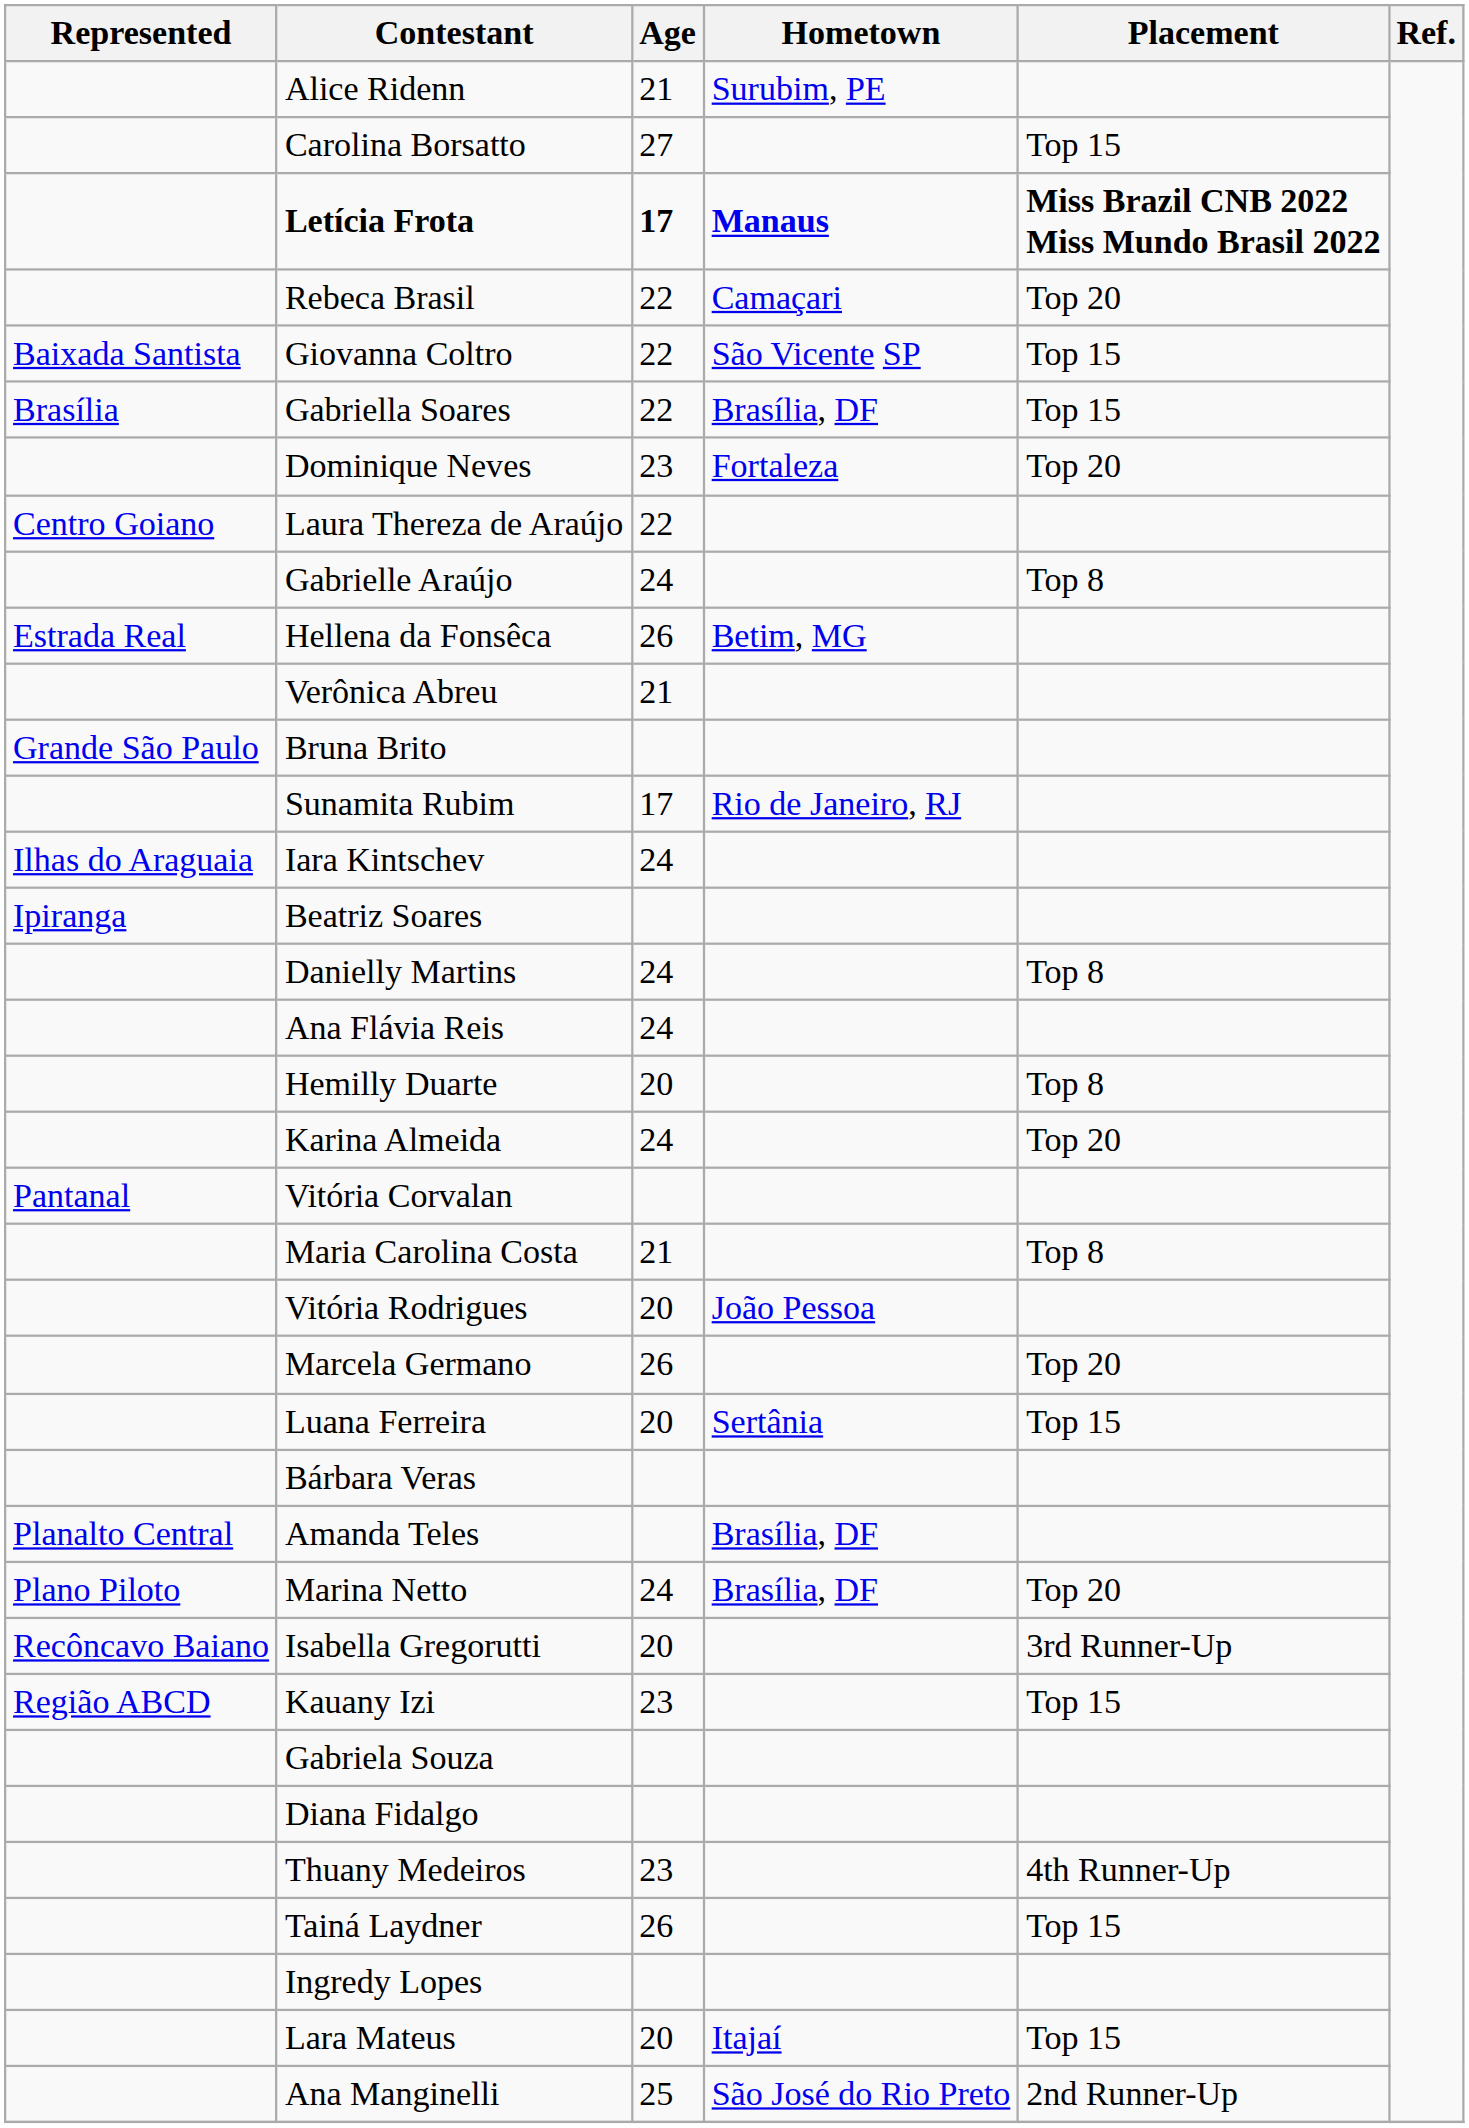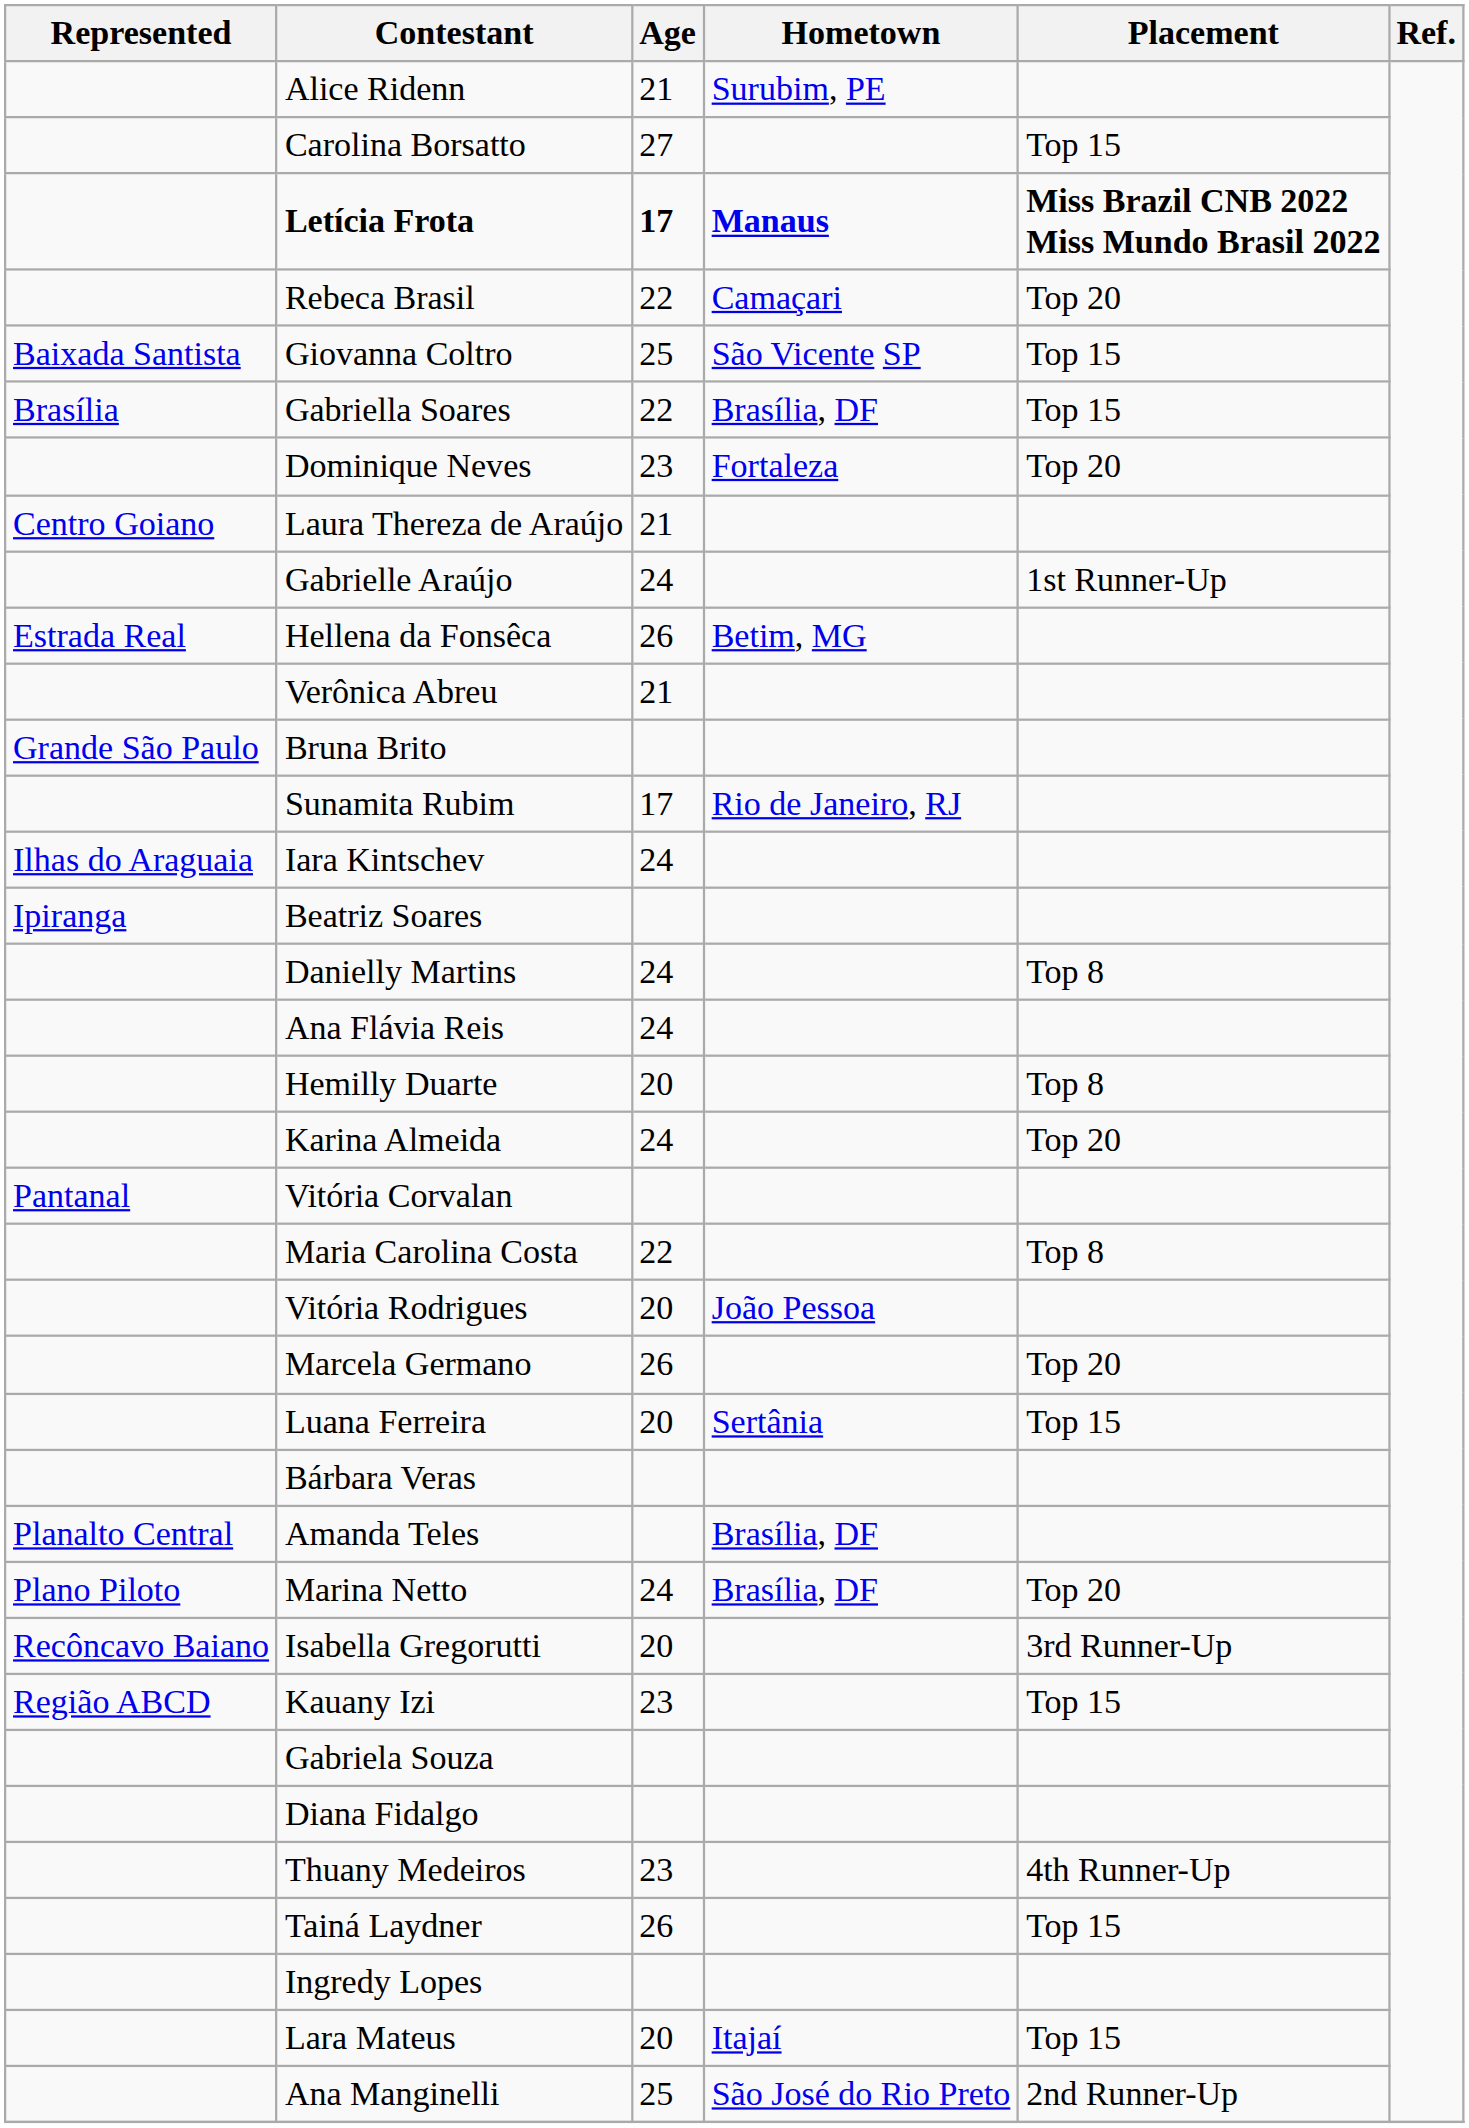(656, 353) 22 -> (656, 353) 25
(656, 522) 22 -> (656, 522) 21
(1065, 578) Top 8 -> (1126, 578) 1st Runner-Up
(656, 1252) 21 -> (656, 1252) 22
